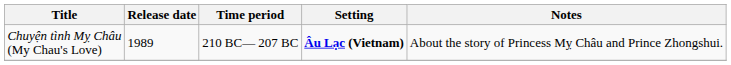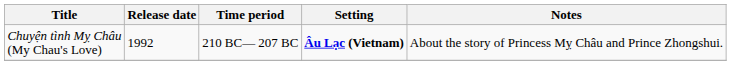(140, 42) 1989 -> (140, 42) 1992
